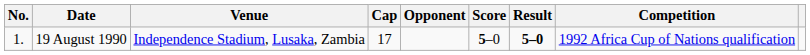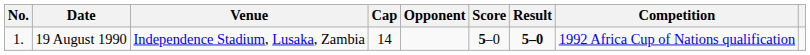(384, 38) 17 -> (384, 38) 14
